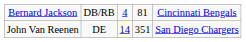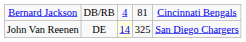(143, 29) 351 -> (143, 29) 325
